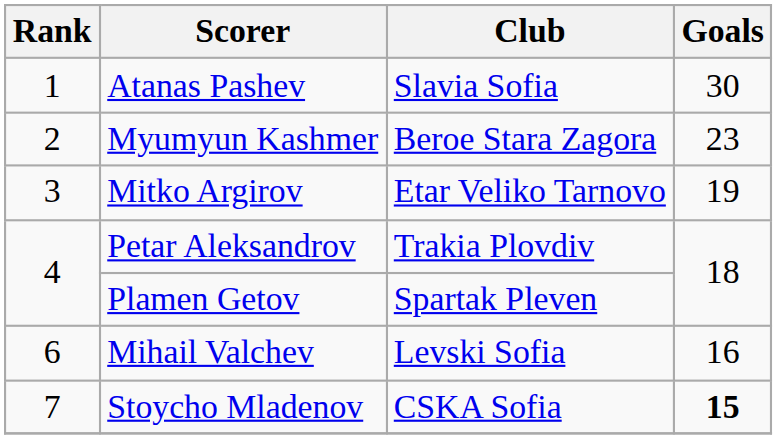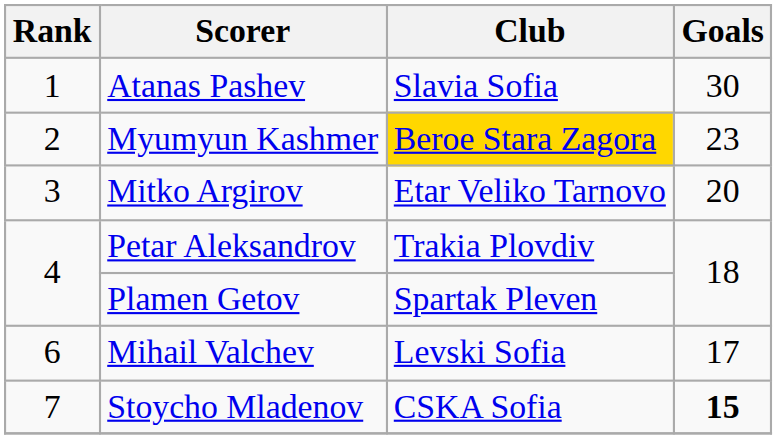(525, 138) no background -> (525, 138) gold background
(723, 191) 19 -> (723, 191) 20
(723, 352) 16 -> (723, 352) 17
